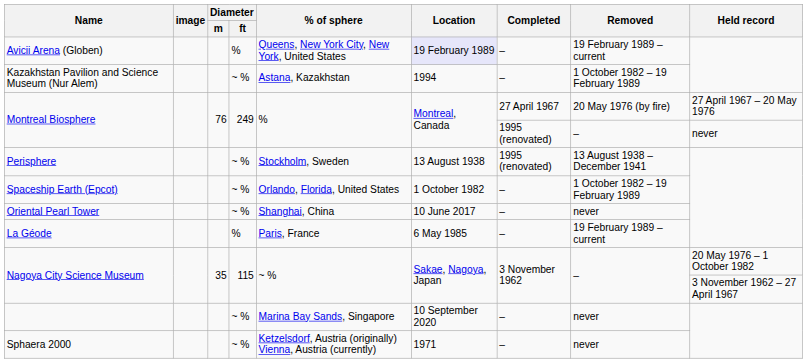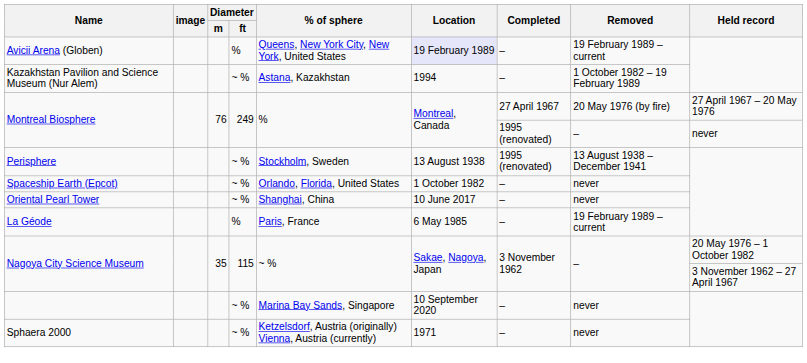(620, 189) 1 October 1982 – 19 February 1989 -> (586, 183) never
